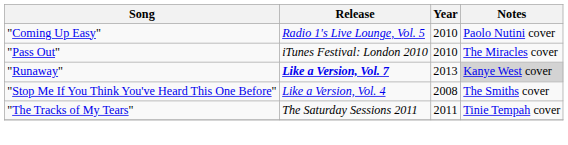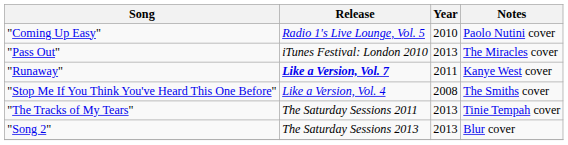(446, 52) 2010 -> (446, 52) 2013
(446, 71) 2013 -> (446, 71) 2011
(508, 71) lightgrey background -> (508, 71) no background
(446, 110) 2011 -> (446, 110) 2013
+ row: (29, 129)
